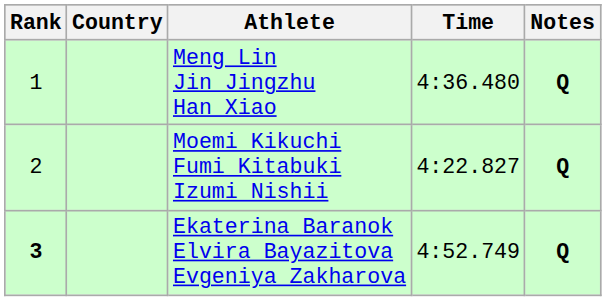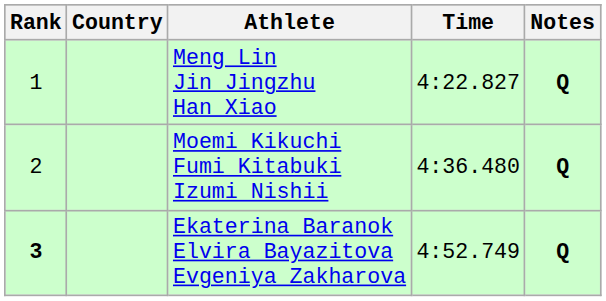(468, 82) 4:36.480 -> (468, 82) 4:22.827
(468, 167) 4:22.827 -> (468, 167) 4:36.480
